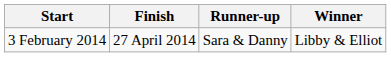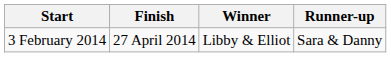columns swapped: (338, 16) <-> (245, 16)
